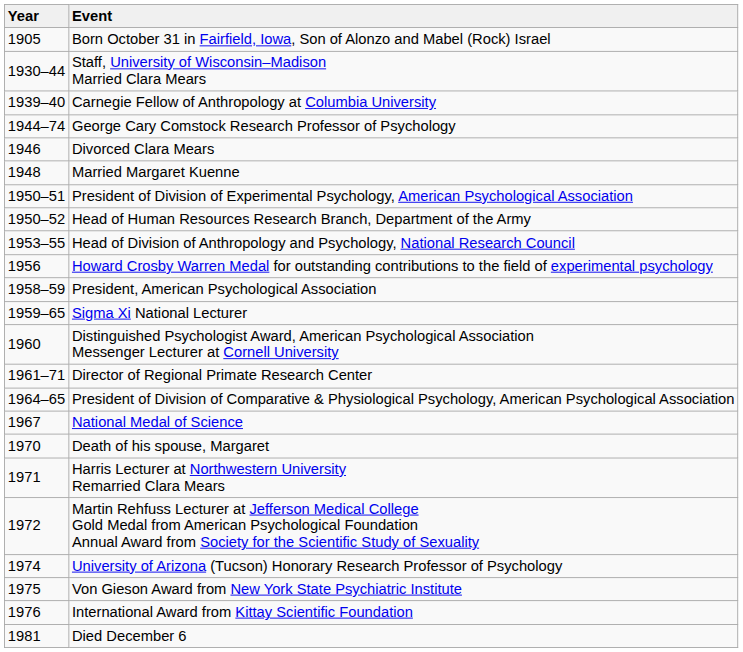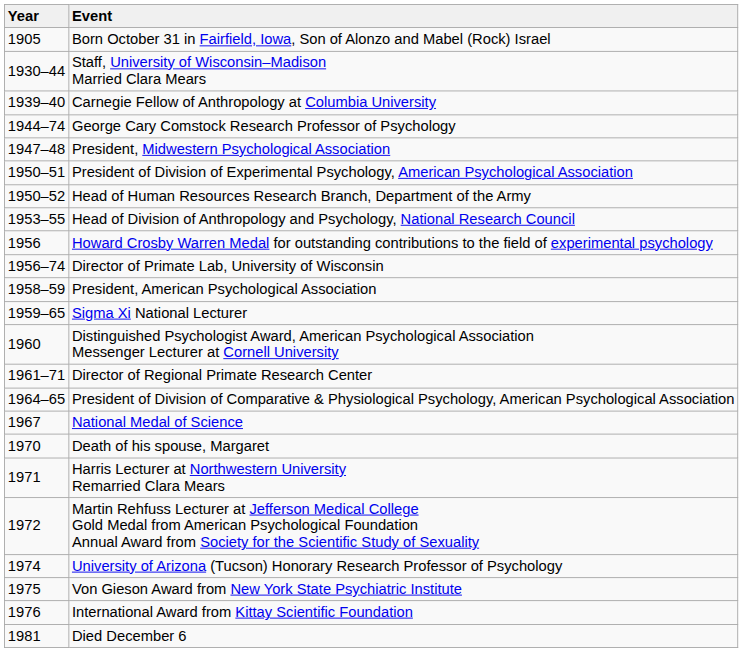- row: (143, 149)
- row: (156, 172)
+ row: (231, 149)
+ row: (228, 266)
